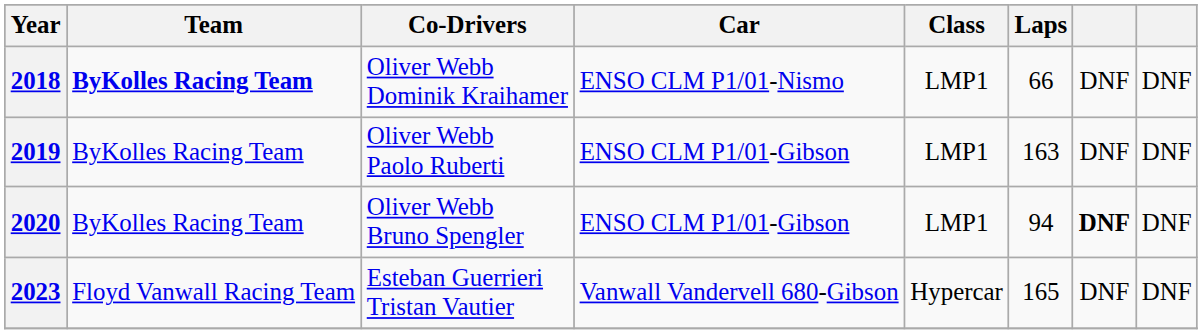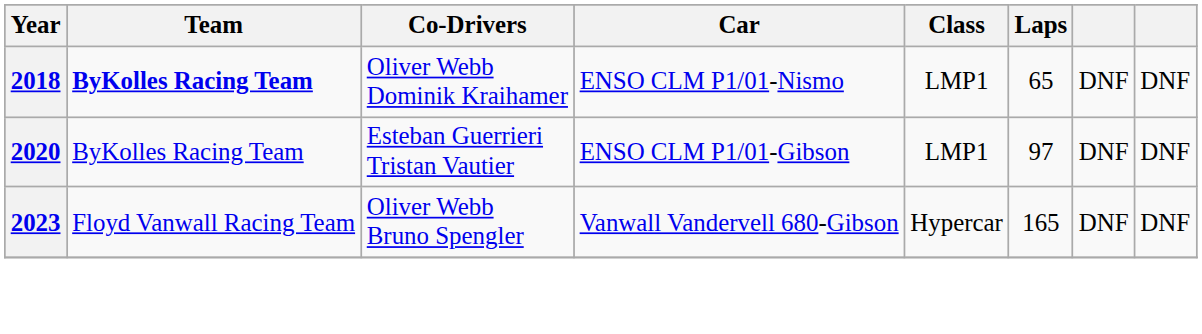(1041, 81) 66 -> (1041, 81) 65
- row: (36, 151)
(445, 222) Oliver Webb Bruno Spengler -> (455, 151) Esteban Guerrieri Tristan Vautier
(1041, 222) 94 -> (1041, 151) 97
(1104, 222) bold -> (1104, 151) normal
(455, 292) Esteban Guerrieri Tristan Vautier -> (445, 222) Oliver Webb Bruno Spengler
